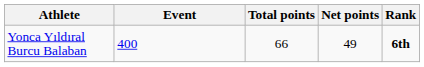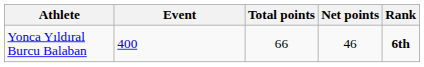(350, 43) 49 -> (350, 43) 46
